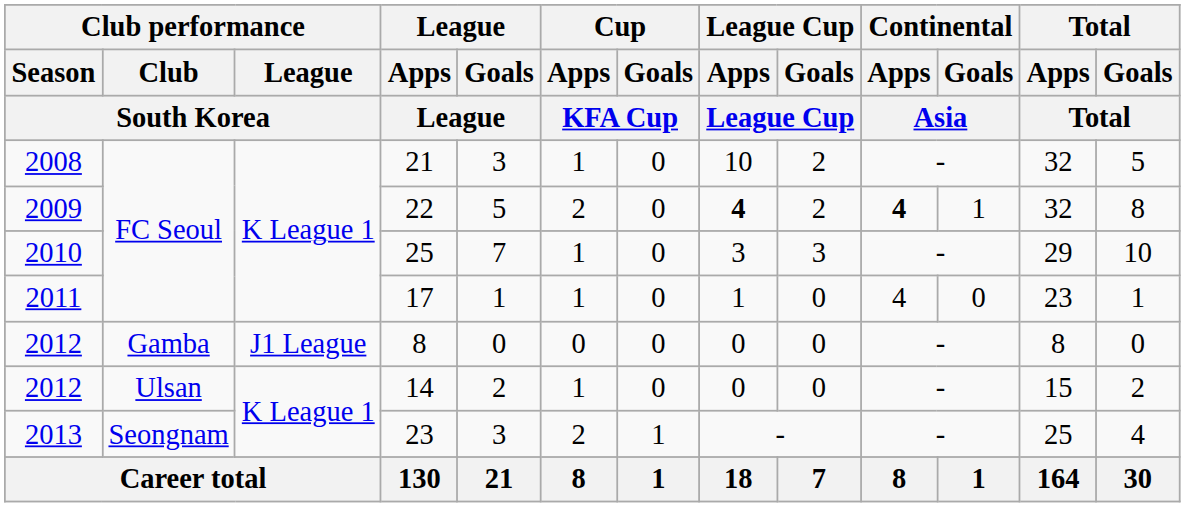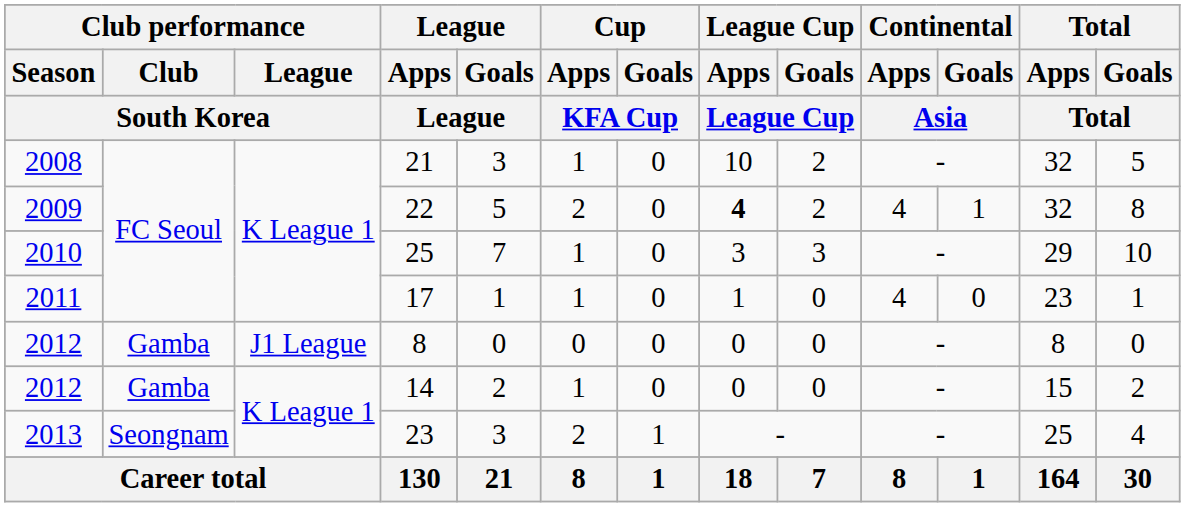(899, 207) bold -> (899, 207) normal
(169, 388) Ulsan -> (169, 388) Gamba
